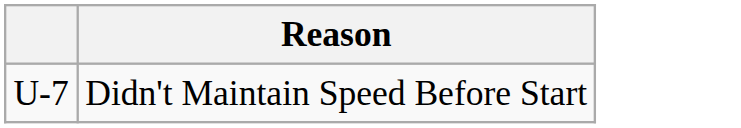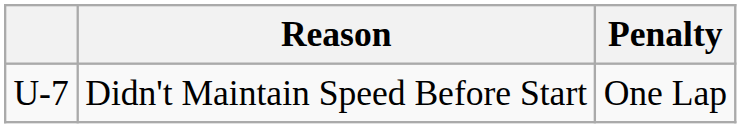+ column: (665, 34)
